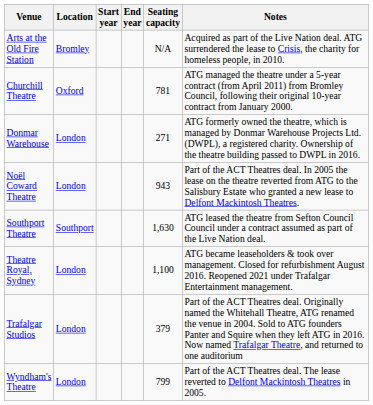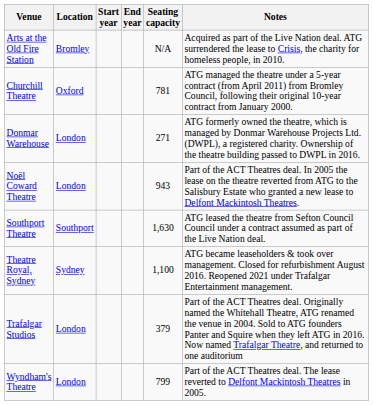(71, 270) London -> (70, 270) Sydney
